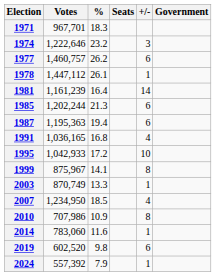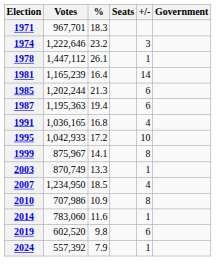- row: (24, 59)
(66, 91) 1,161,239 -> (66, 75) 1,165,239
